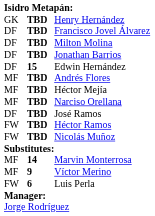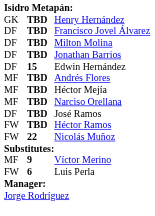(37, 137) TBD -> (32, 137) 22
- row: (93, 160)
